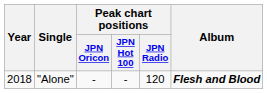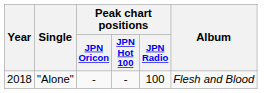(155, 79) 120 -> (155, 79) 100
(217, 79) bold -> (214, 79) normal
